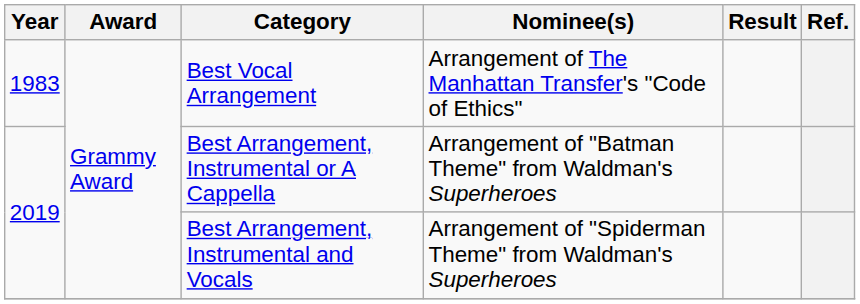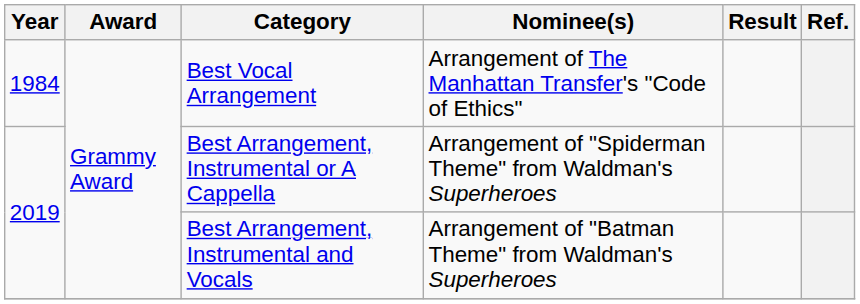(35, 82) 1983 -> (35, 82) 1984
(551, 168) Arrangement of "Batman Theme" from Waldman's Superheroes -> (567, 168) Arrangement of "Spiderman Theme" from Waldman's Superheroes
(567, 254) Arrangement of "Spiderman Theme" from Waldman's Superheroes -> (551, 254) Arrangement of "Batman Theme" from Waldman's Superheroes
